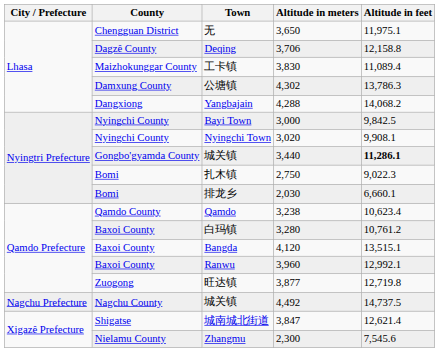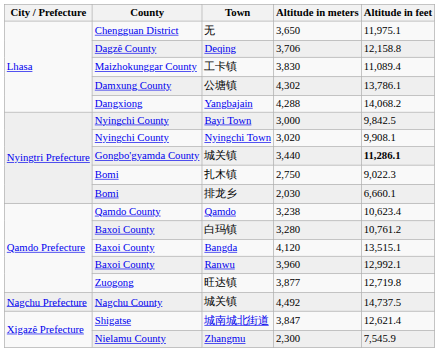(382, 86) 13,786.3 -> (382, 86) 13,786.1
(380, 339) 7,545.6 -> (380, 339) 7,545.9
